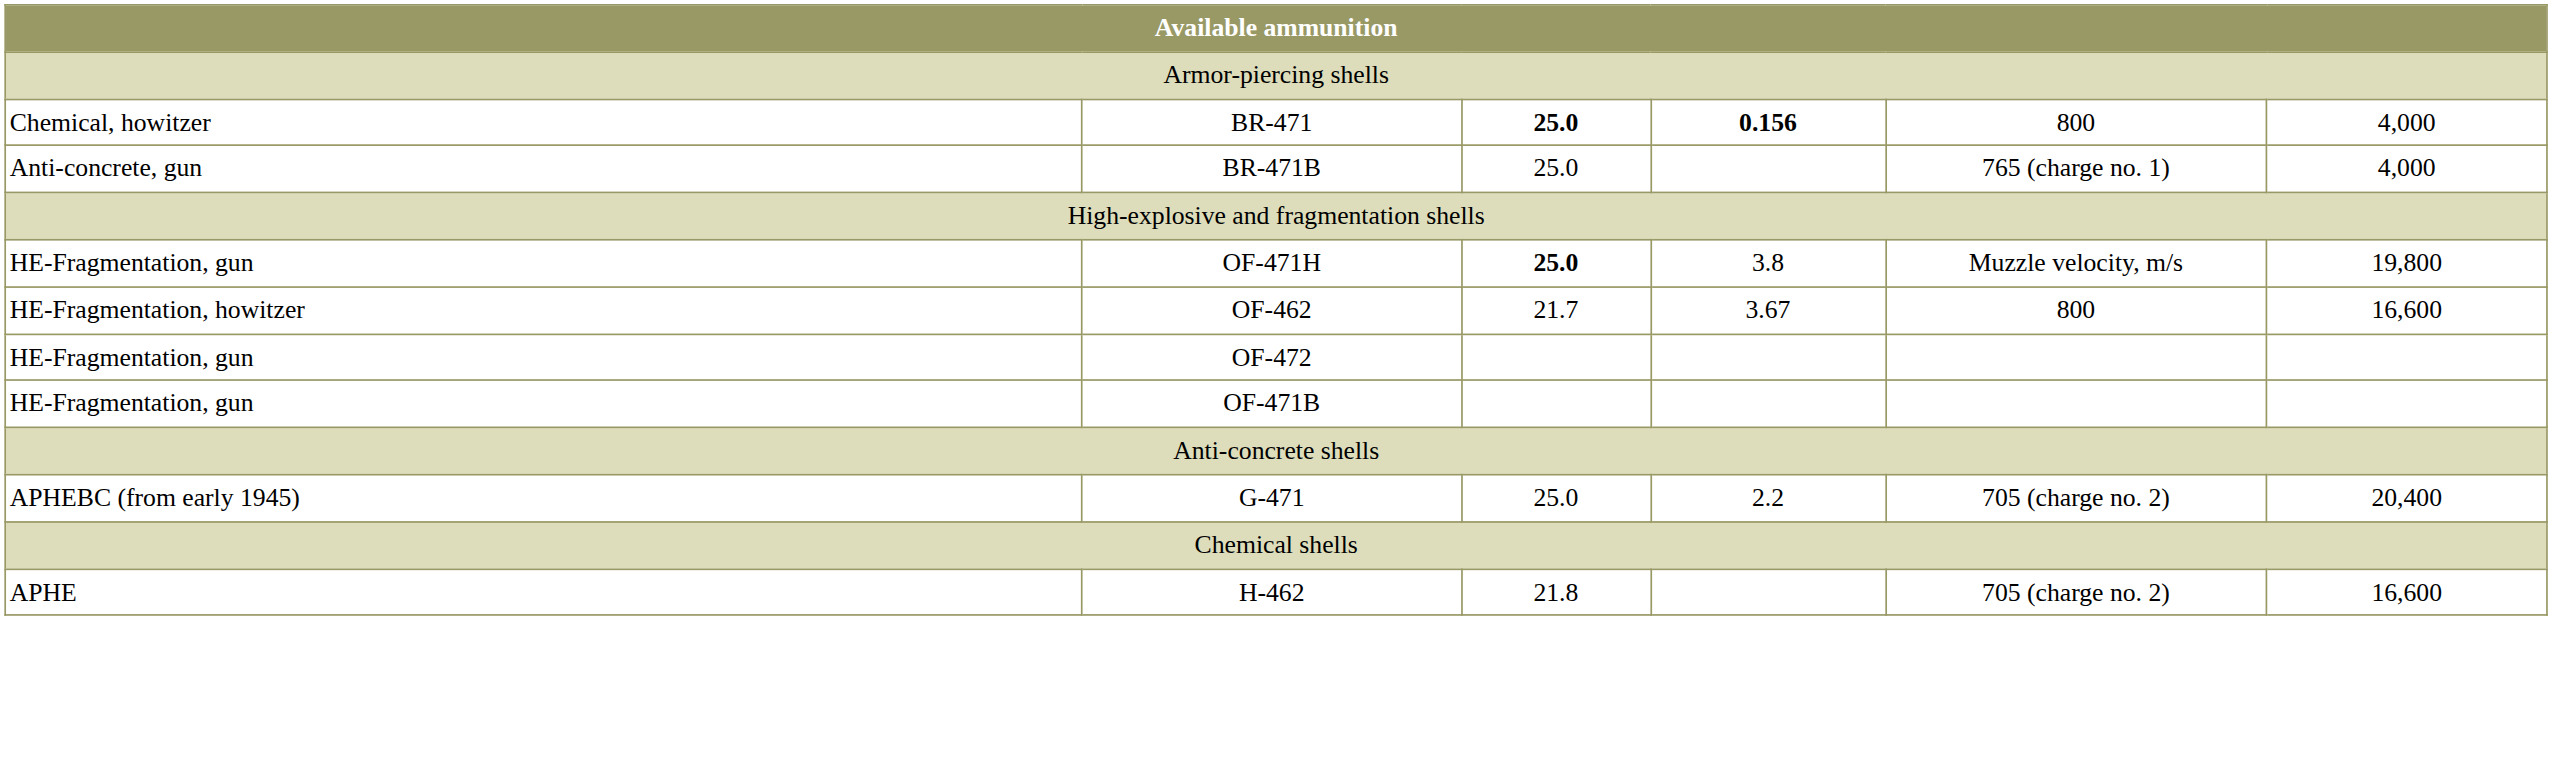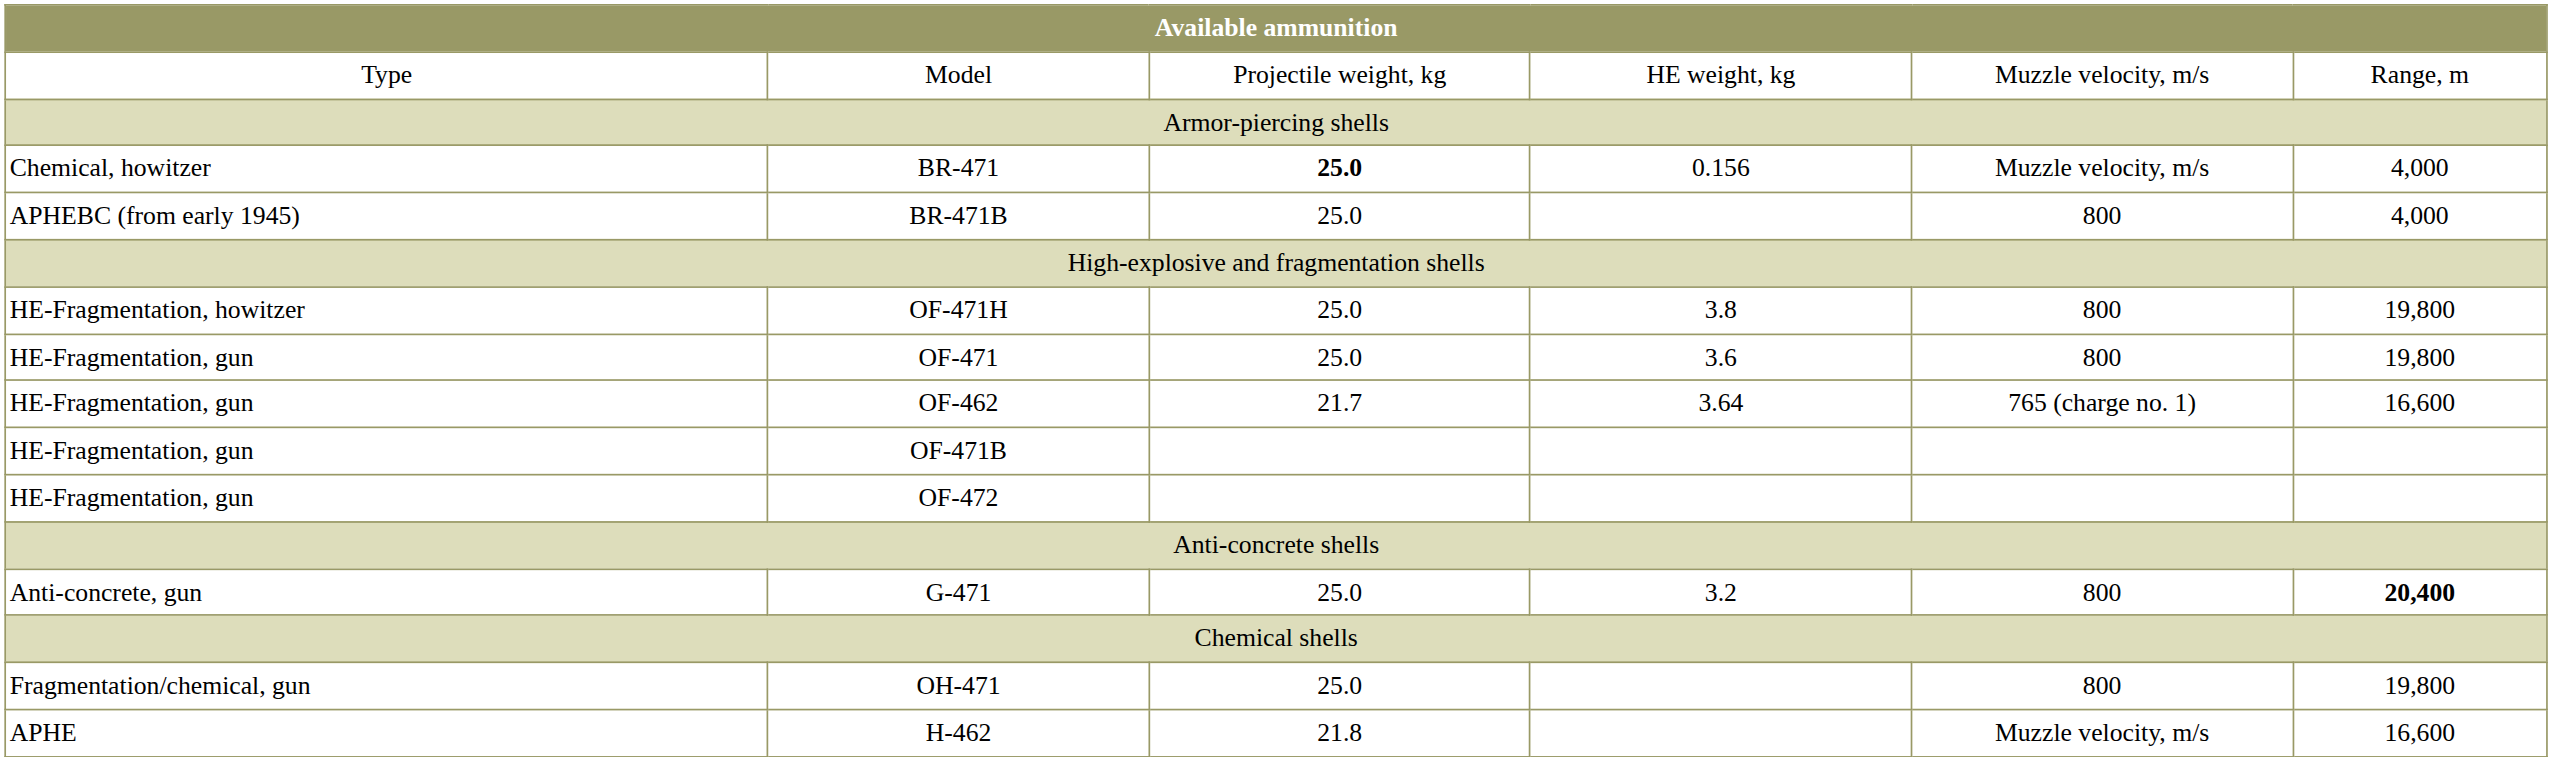+ row: (959, 74)
(1768, 121) bold -> (1721, 168) normal
(2076, 121) 800 -> (2102, 168) Muzzle velocity, m/s
(106, 168) Anti-concrete, gun -> (155, 215) АРНЕВС (from early 1945)
(2076, 168) 765 (charge no. 1) -> (2102, 215) 800
(132, 262) HE-Fragmentation, gun -> (157, 309) HE-Fragmentation, howitzer
(1556, 262) bold -> (1340, 309) normal
(2076, 262) Muzzle velocity, m/s -> (2102, 309) 800
+ row: (959, 356)
(157, 309) HE-Fragmentation, howitzer -> (132, 403) HE-Fragmentation, gun
(1768, 309) 3.67 -> (1721, 403) 3.64
(2076, 309) 800 -> (2102, 403) 765 (charge no. 1)
rows swapped: (1272, 403) <-> (1272, 356)
(155, 497) АРНЕВС (from early 1945) -> (106, 591) Anti-concrete, gun
(1768, 497) 2.2 -> (1721, 591) 3.2
(2076, 497) 705 (charge no. 2) -> (2102, 591) 800
(2407, 497) normal -> (2420, 591) bold
+ row: (959, 684)
(2076, 591) 705 (charge no. 2) -> (2102, 731) Muzzle velocity, m/s
